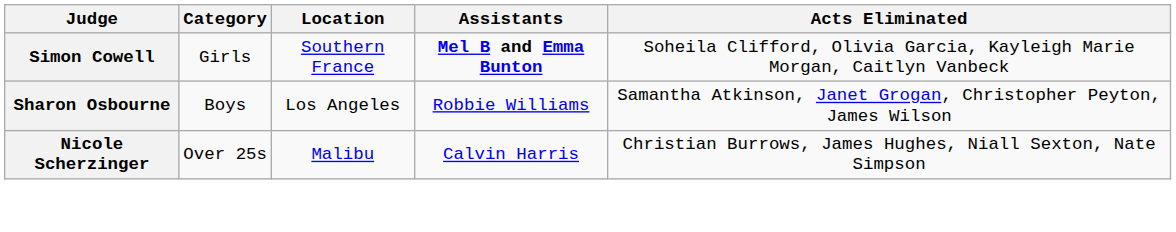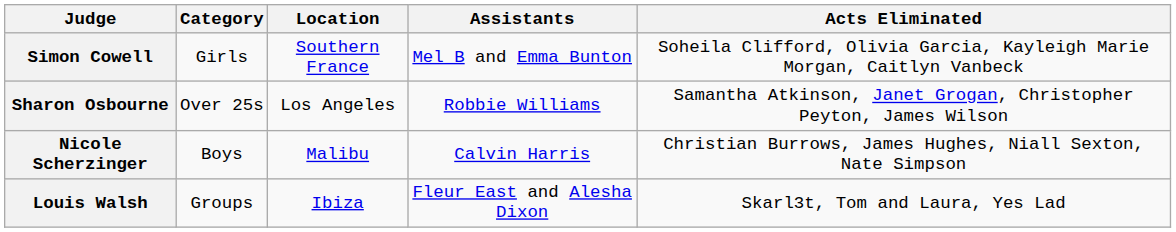(511, 57) bold -> (522, 57) normal
(225, 106) Boys -> (222, 106) Over 25s
(225, 154) Over 25s -> (222, 154) Boys
+ row: (90, 203)
